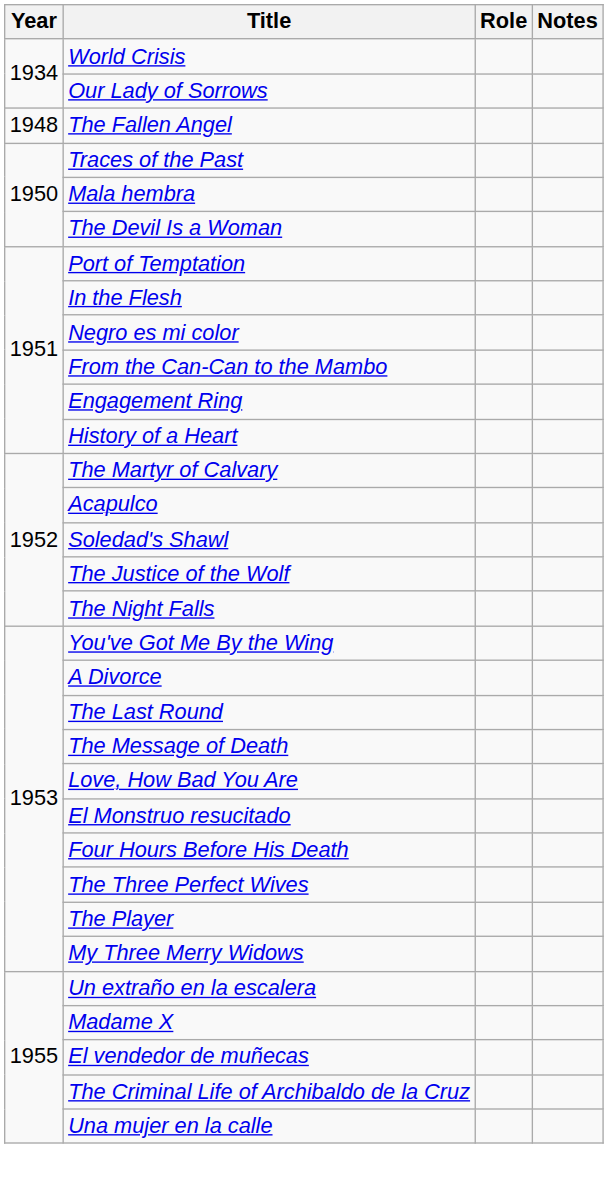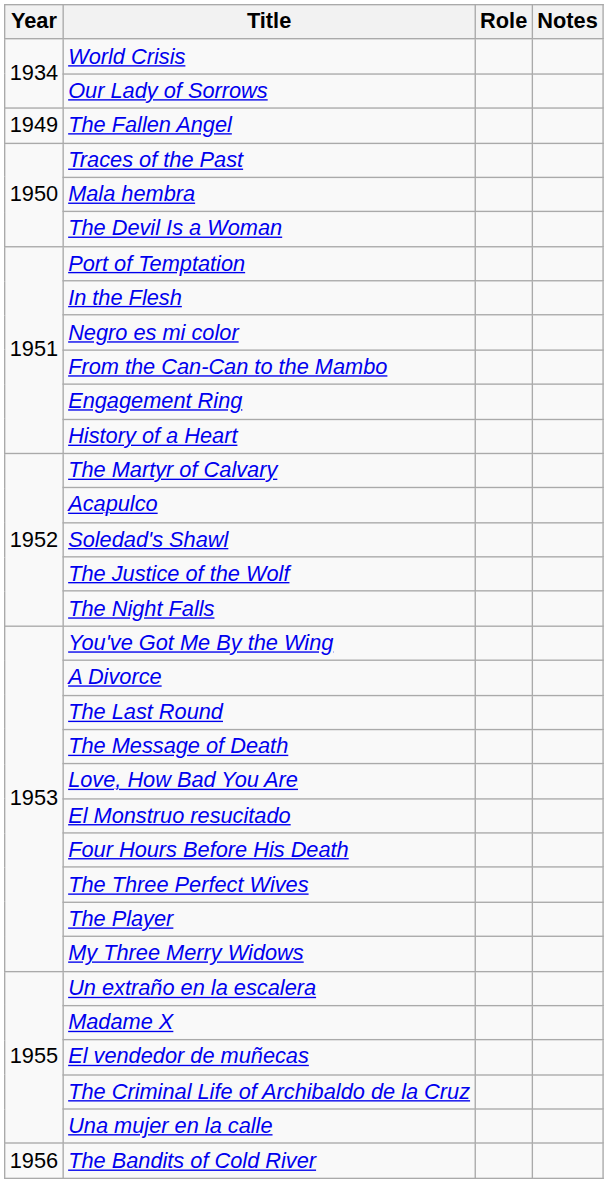(34, 125) 1948 -> (34, 125) 1949
+ row: (192, 1160)
